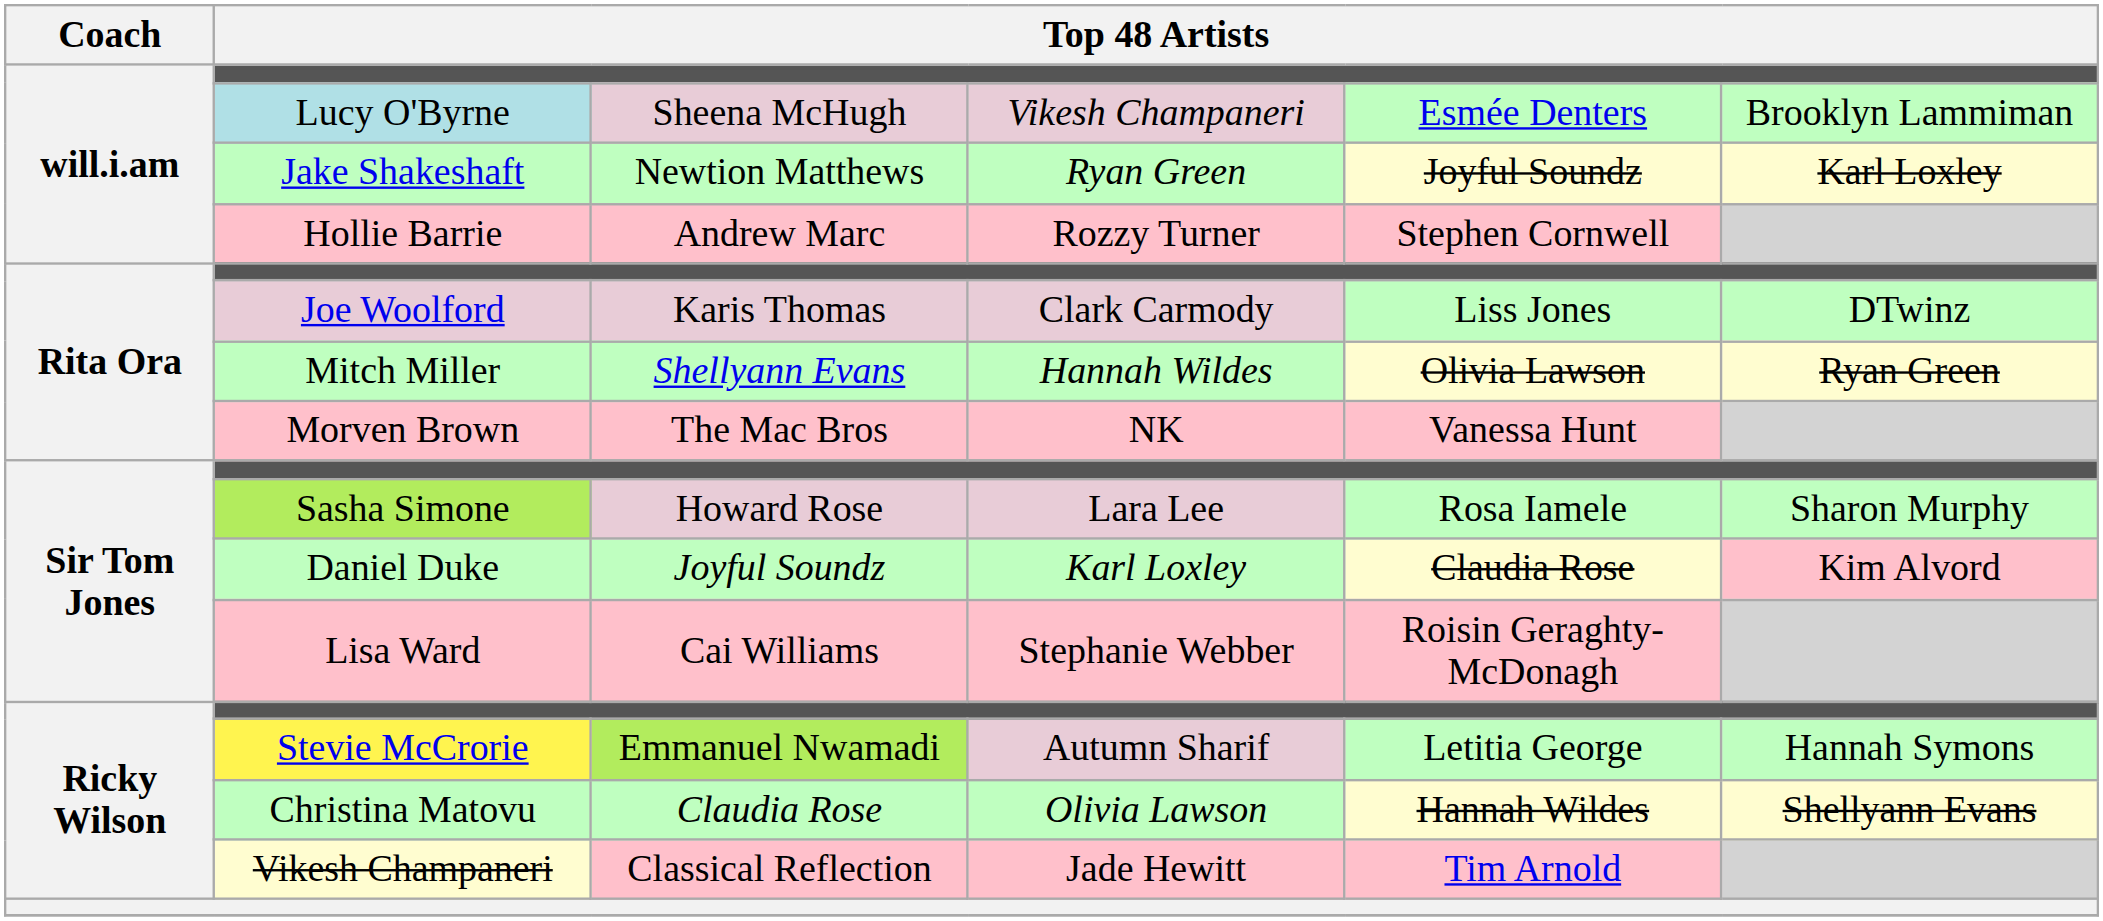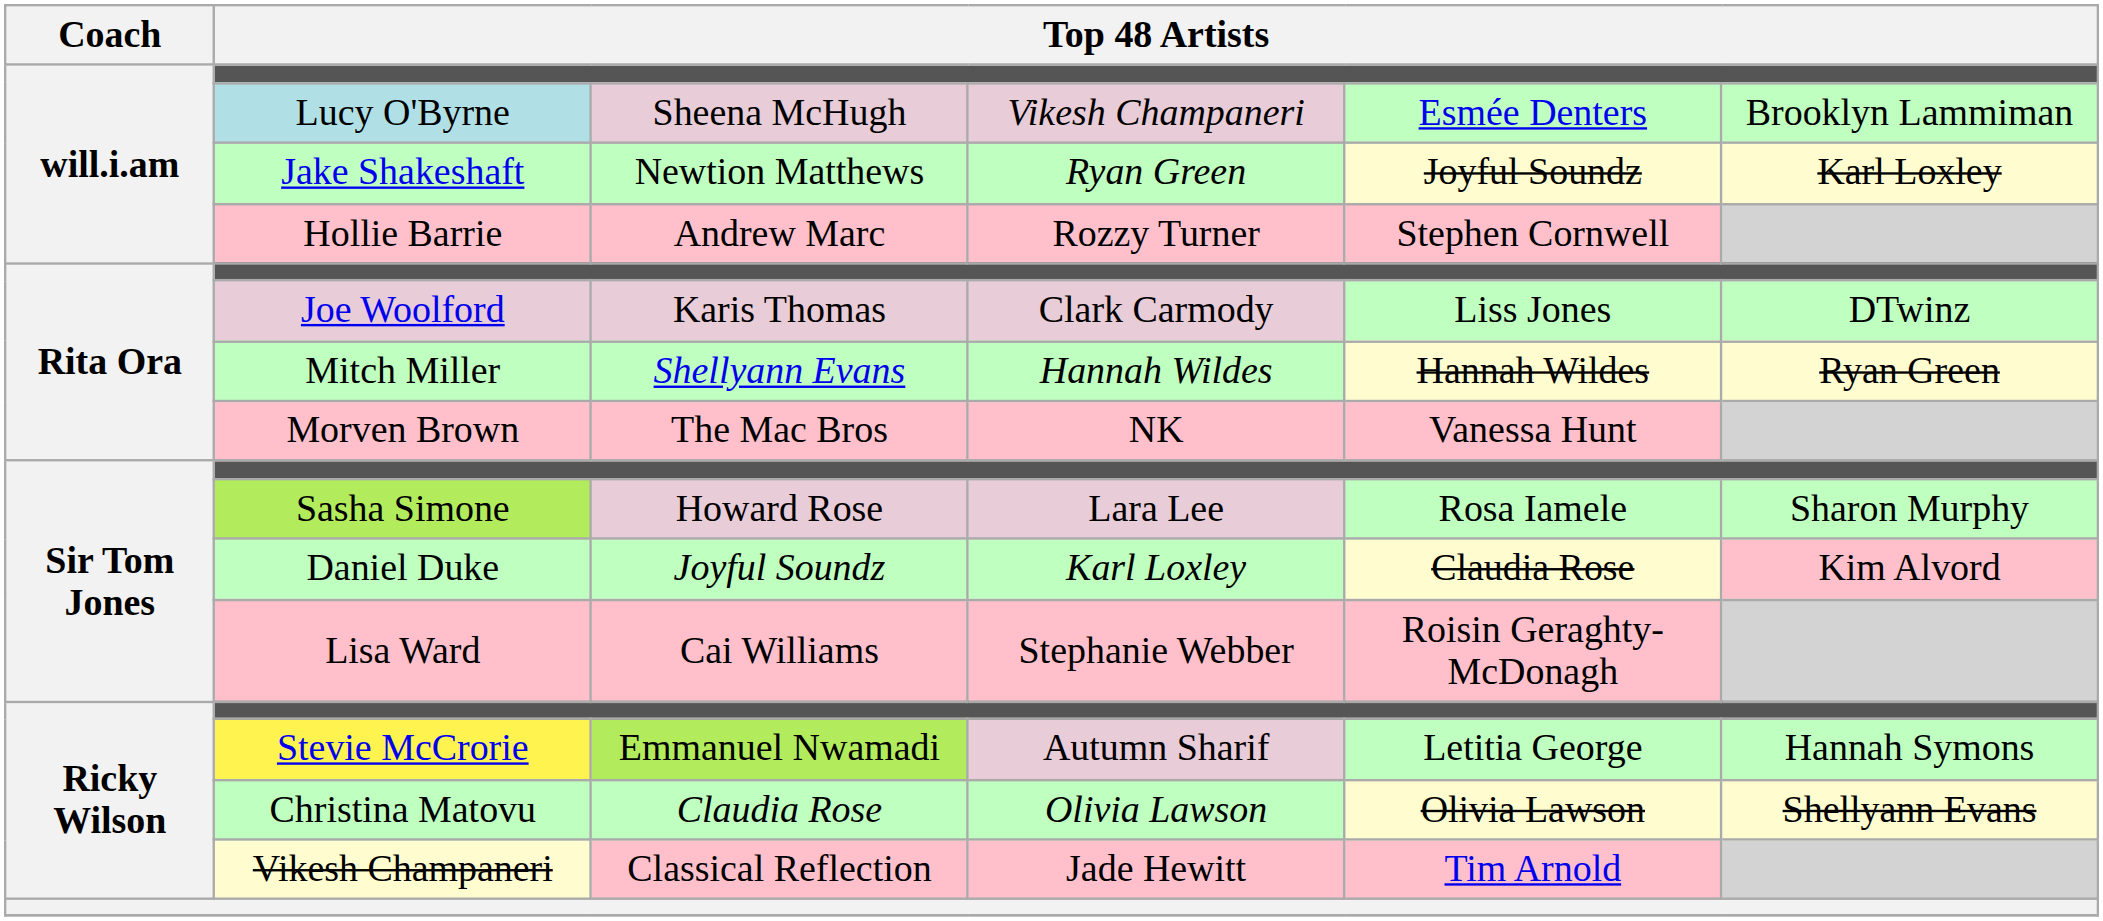(1533, 370) Olivia Lawson -> (1533, 370) Hannah Wildes
(1533, 808) Hannah Wildes -> (1533, 808) Olivia Lawson
